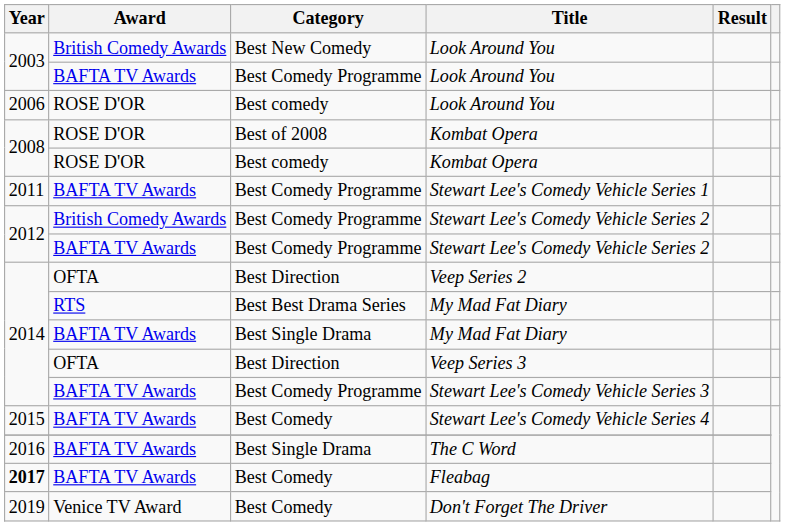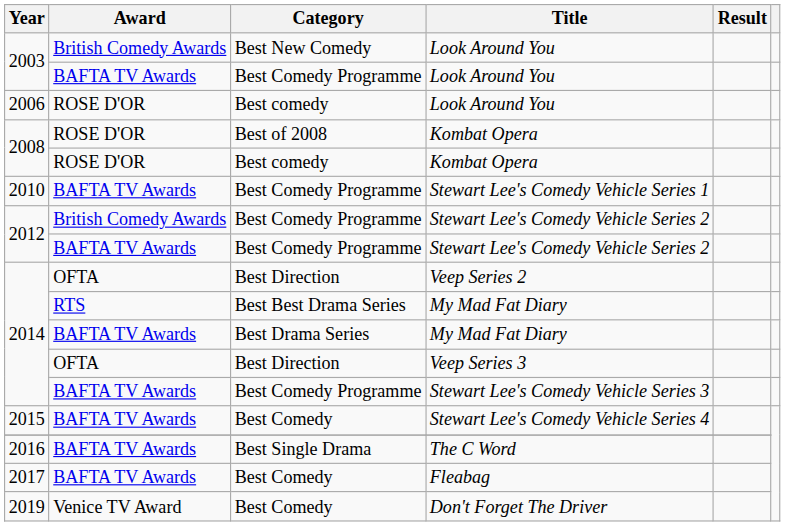(26, 190) 2011 -> (27, 190) 2010
(303, 334) Best Single Drama -> (302, 334) Best Drama Series
(27, 477) bold -> (27, 477) normal
